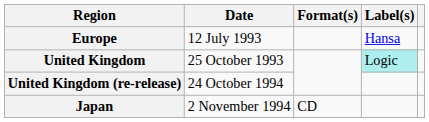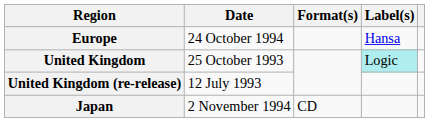(225, 38) 12 July 1993 -> (236, 38) 24 October 1994
(236, 83) 24 October 1994 -> (225, 83) 12 July 1993
